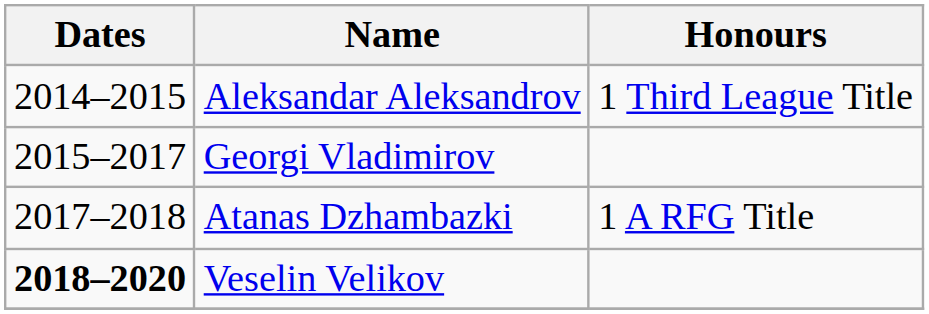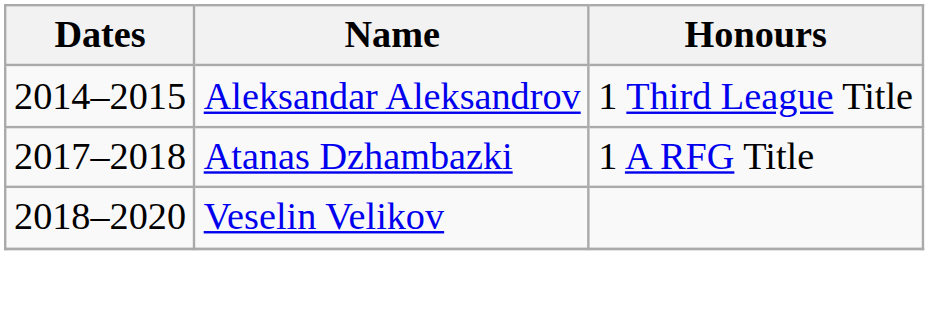- row: (349, 156)
(100, 277) bold -> (100, 216) normal
